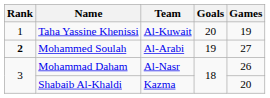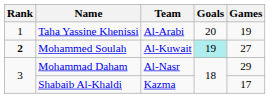(168, 31) Al-Kuwait -> (164, 31) Al-Arabi
(164, 48) Al-Arabi -> (168, 48) Al-Kuwait
(210, 48) no background -> (210, 48) paleturquoise background
(246, 66) 26 -> (246, 66) 29
(246, 84) 20 -> (246, 84) 17
